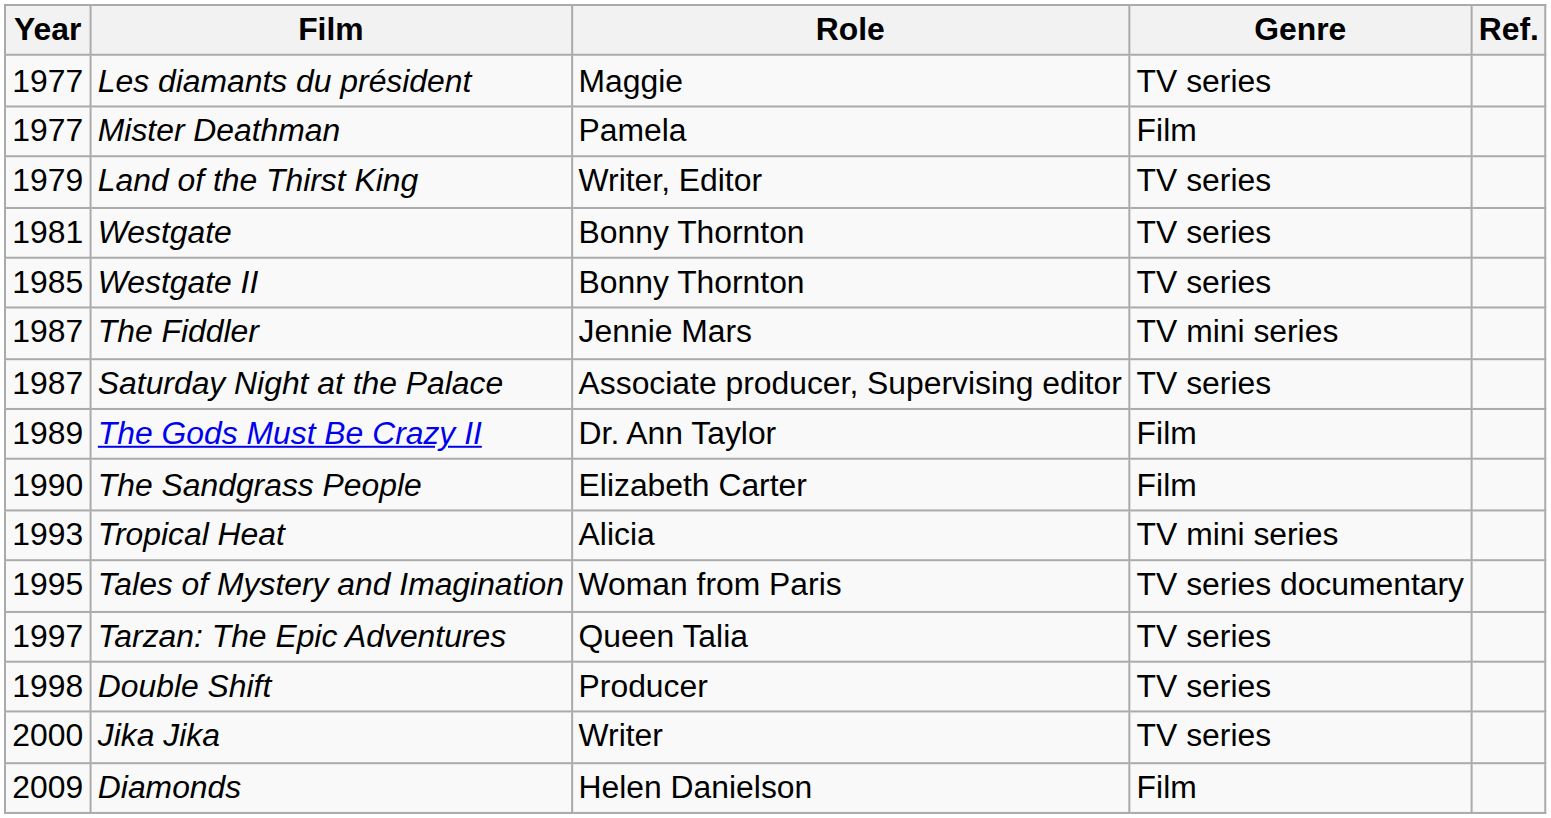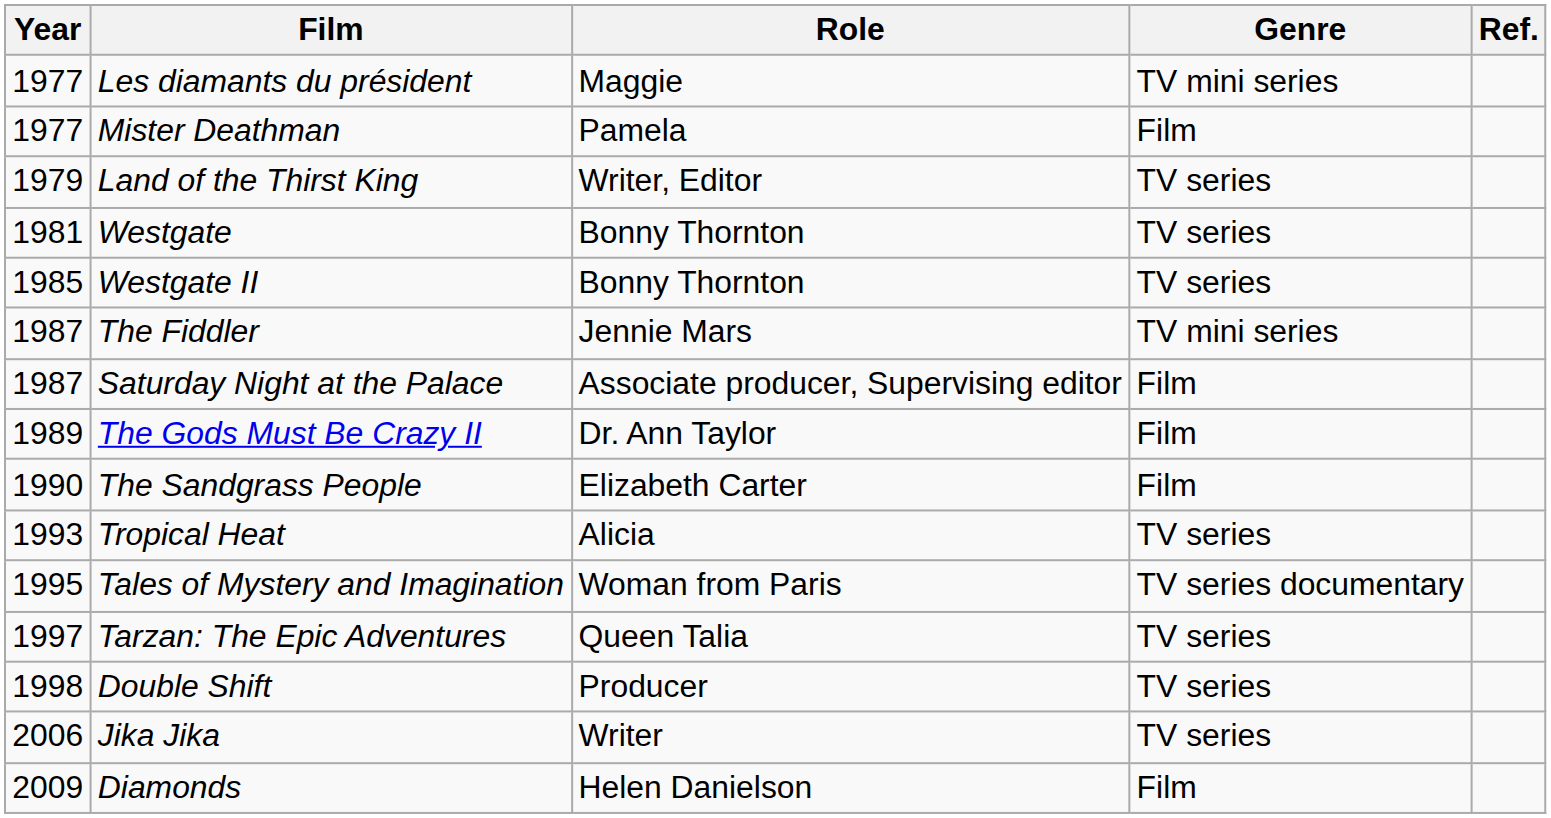(1204, 80) TV series -> (1237, 80) TV mini series
(1204, 383) TV series -> (1167, 383) Film
(1237, 534) TV mini series -> (1204, 534) TV series
(48, 736) 2000 -> (48, 736) 2006
